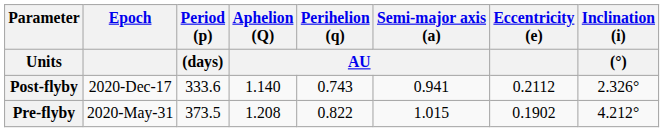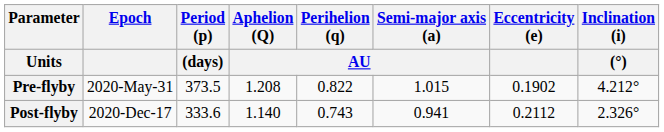rows swapped: (44, 114) <-> (44, 88)
